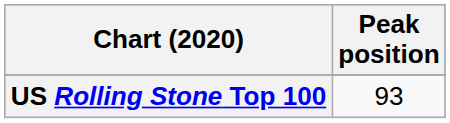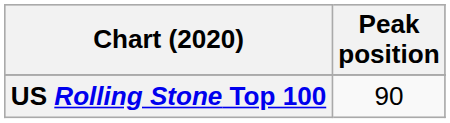(389, 95) 93 -> (389, 95) 90
